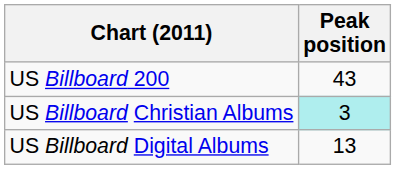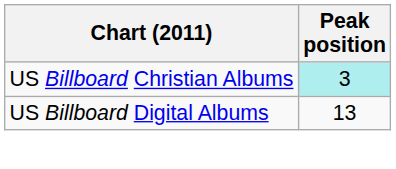- row: (89, 79)
